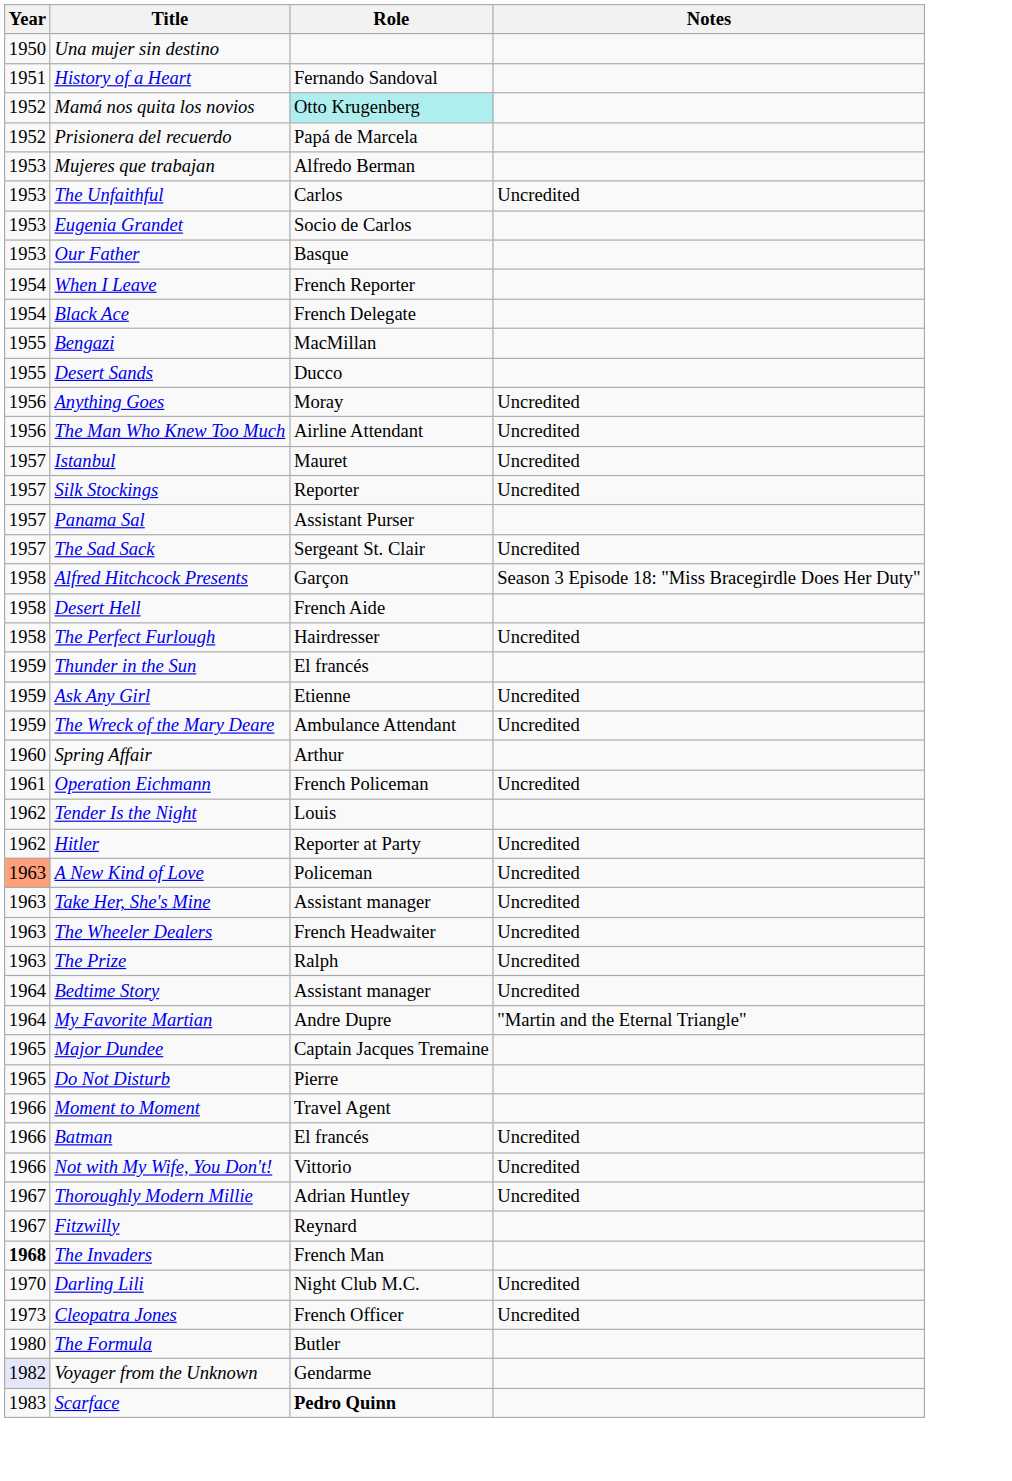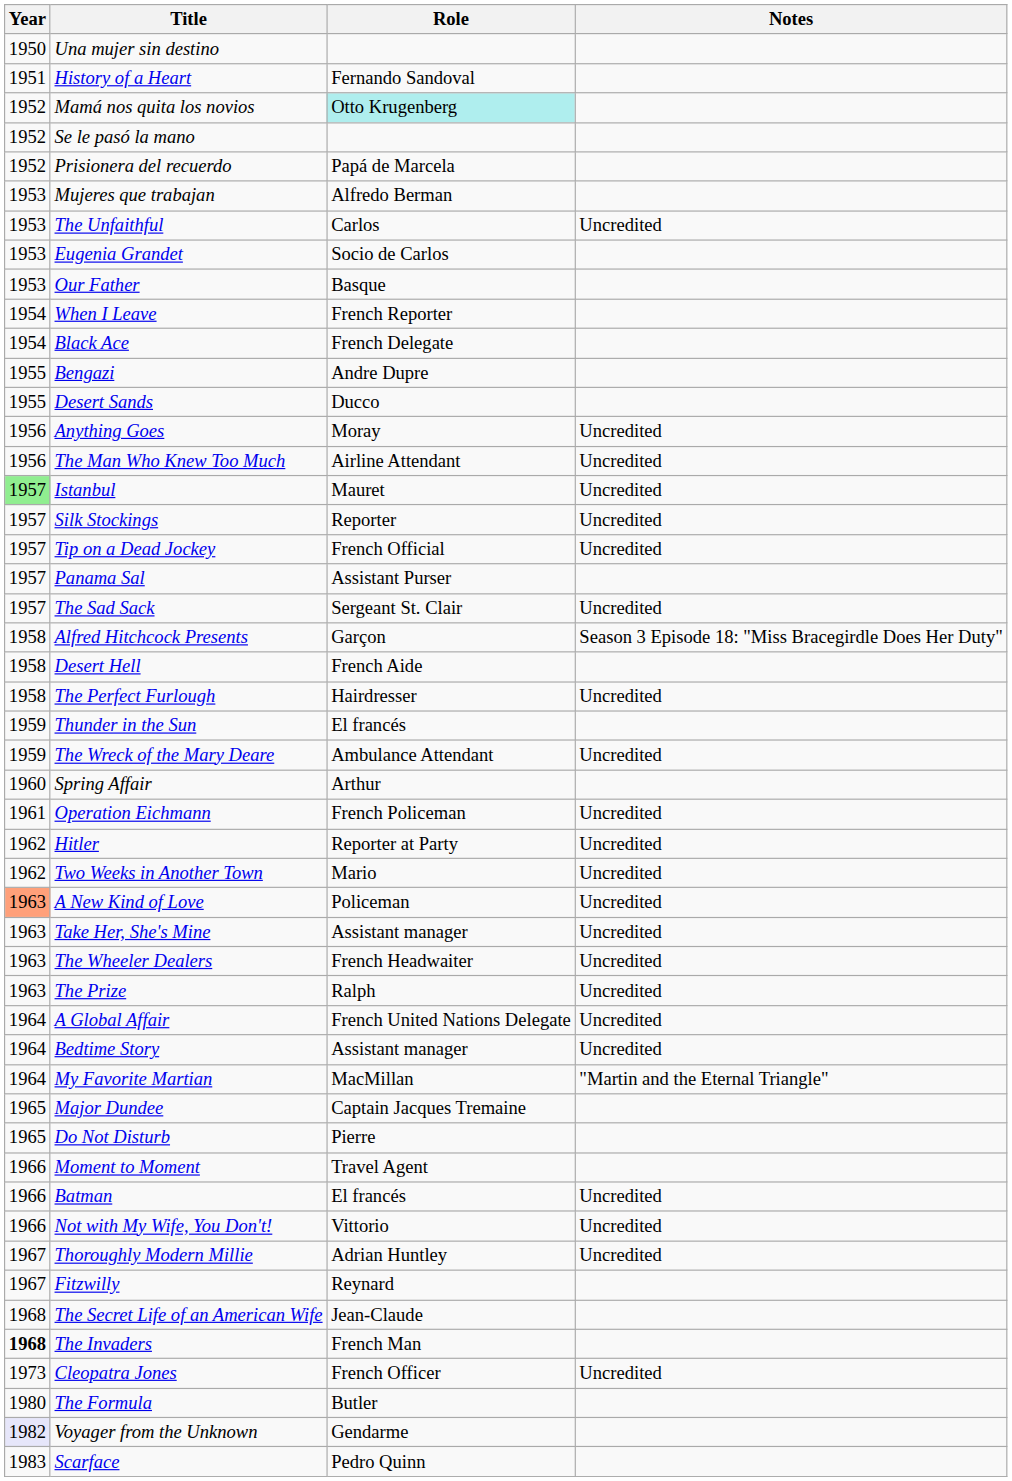+ row: (125, 136)
(335, 343) MacMillan -> (380, 372) Andre Dupre
(27, 460) no background -> (27, 490) lightgreen background
+ row: (135, 549)
- row: (102, 696)
- row: (126, 813)
+ row: (159, 872)
+ row: (112, 1020)
(343, 1020) Andre Dupre -> (372, 1078) MacMillan
+ row: (189, 1314)
- row: (99, 1284)
(345, 1402) bold -> (378, 1461) normal
